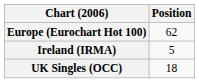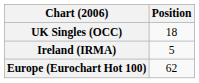rows swapped: (77, 31) <-> (77, 68)
